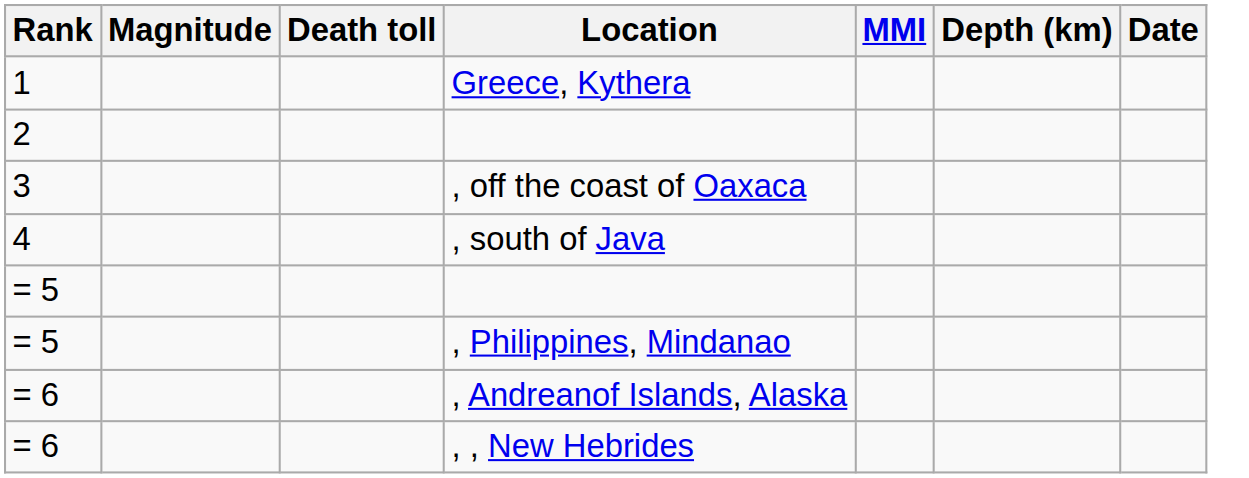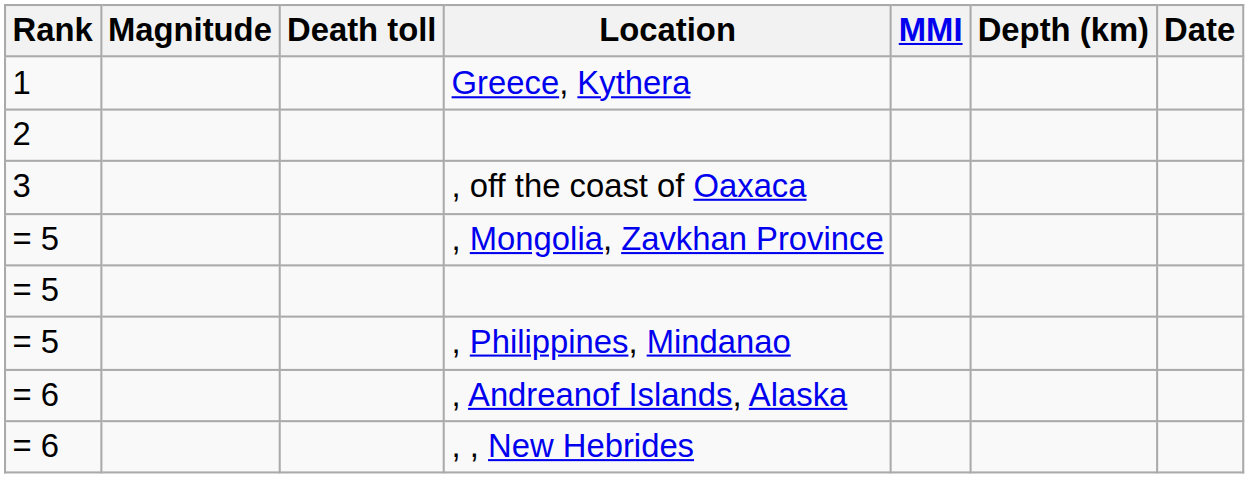- row: (22, 238)
+ row: (36, 238)
